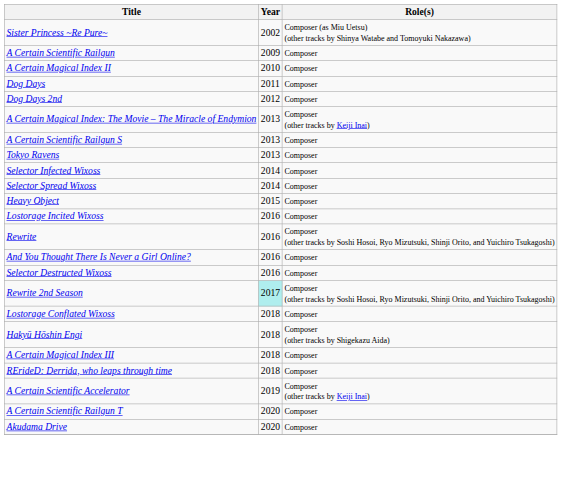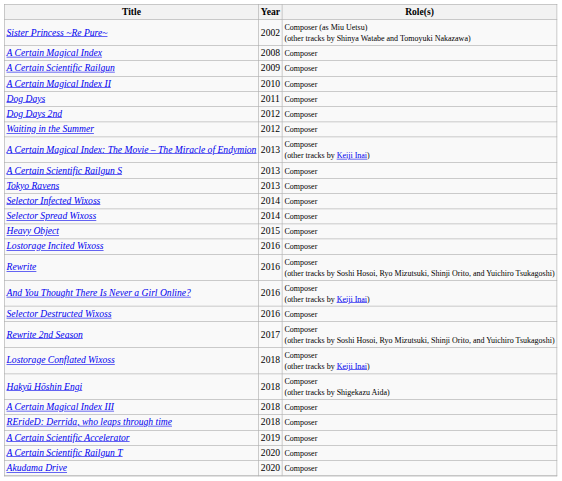+ row: (54, 53)
+ row: (50, 129)
(301, 258) Composer -> (327, 294) Composer (other tracks by Keiji Inai)
(270, 293) paleturquoise background -> (270, 334) no background
(301, 314) Composer -> (327, 361) Composer (other tracks by Keiji Inai)
(327, 391) Composer (other tracks by Keiji Inai) -> (301, 438) Composer
